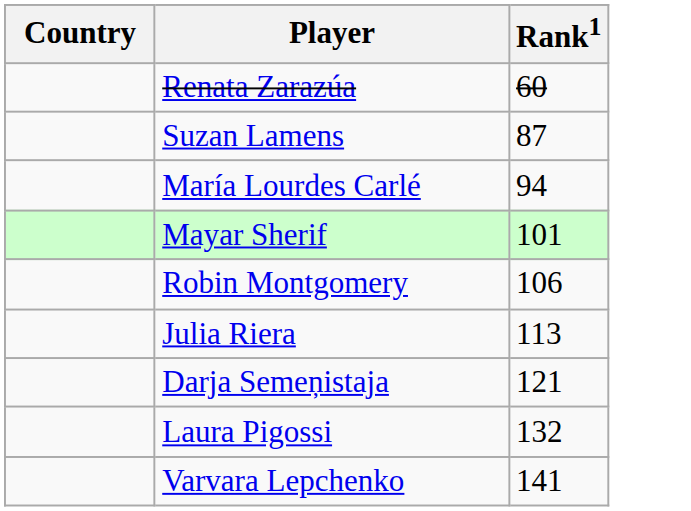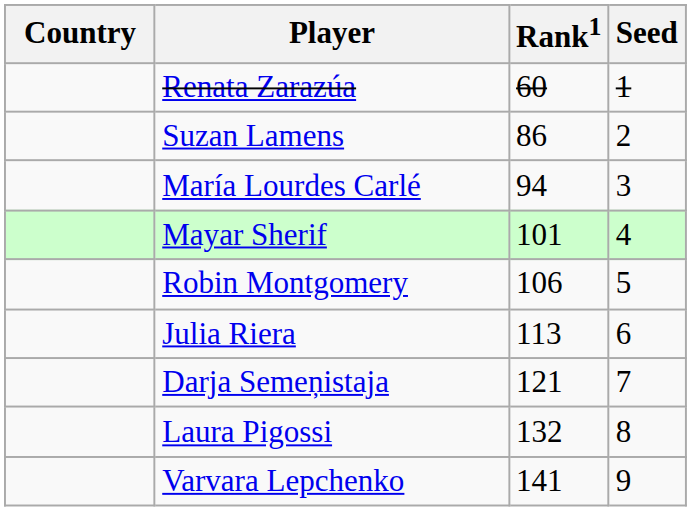+ column: (647, 33)
(532, 135) 87 -> (532, 135) 86
